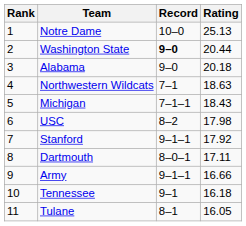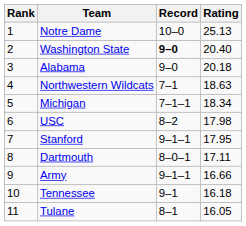(217, 49) 20.44 -> (217, 49) 20.40
(217, 103) 18.43 -> (217, 103) 18.34
(217, 139) 17.92 -> (217, 139) 17.95
